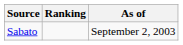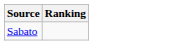- column: (133, 13)
